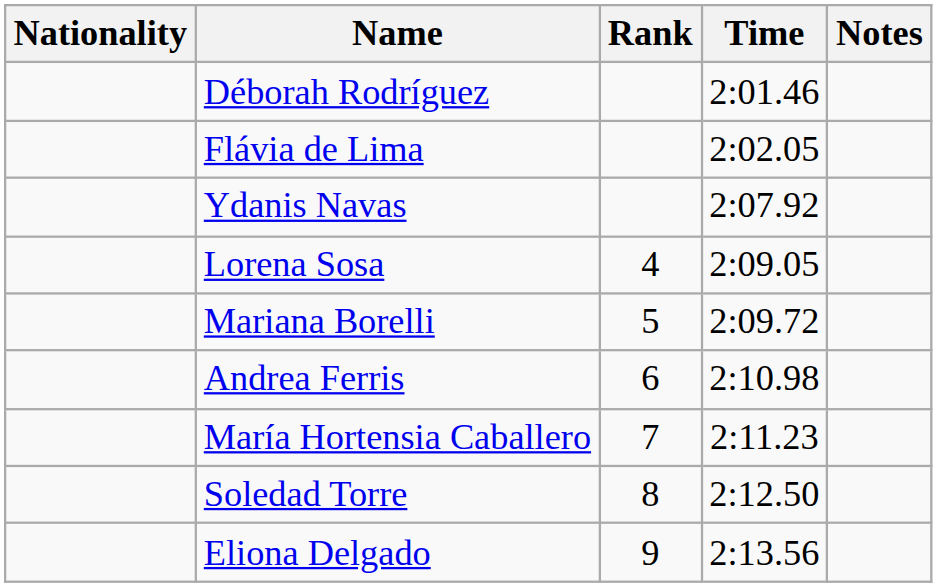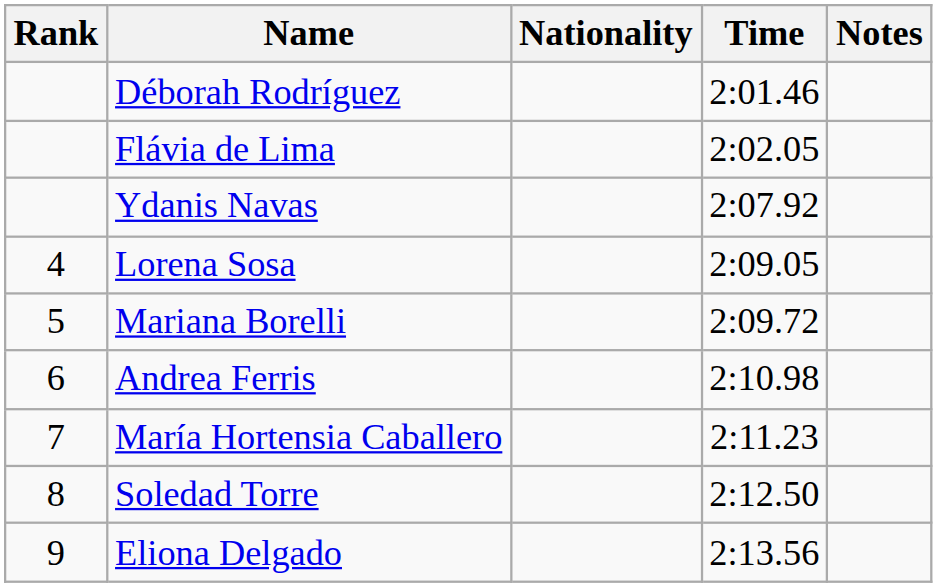columns swapped: (650, 33) <-> (100, 33)
